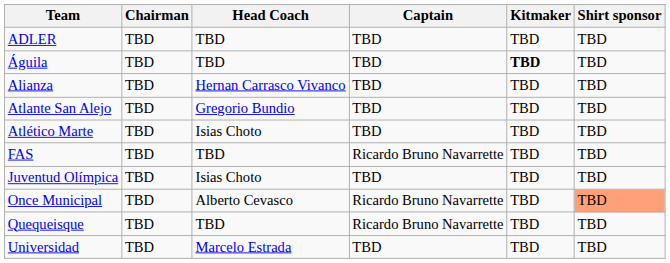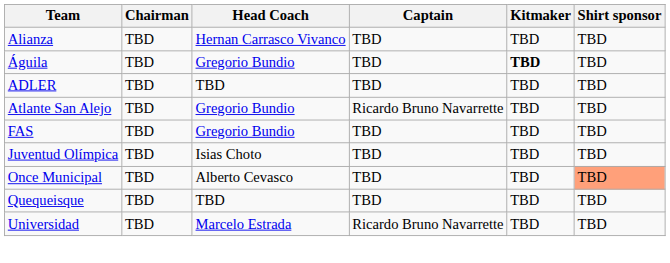rows swapped: (32, 39) <-> (30, 85)
(210, 62) TBD -> (245, 62) Gregorio Bundio
(367, 108) TBD -> (428, 108) Ricardo Bruno Navarrette
- row: (50, 131)
(210, 154) TBD -> (245, 131) Gregorio Bundio
(428, 154) Ricardo Bruno Navarrette -> (367, 131) TBD
(428, 200) Ricardo Bruno Navarrette -> (367, 177) TBD
(428, 223) Ricardo Bruno Navarrette -> (367, 200) TBD
(367, 246) TBD -> (428, 223) Ricardo Bruno Navarrette
